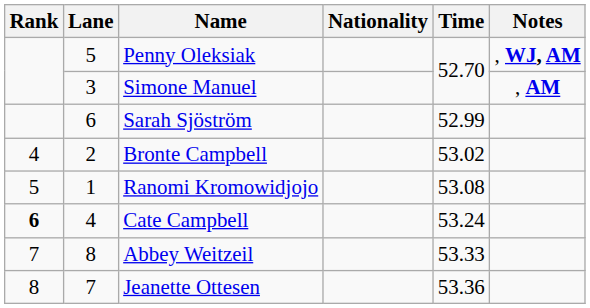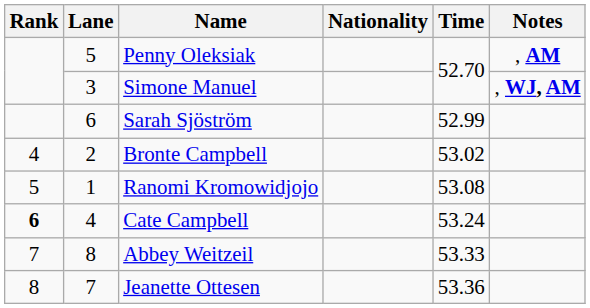(538, 54) , WJ, AM -> (538, 54) , AM
(538, 87) , AM -> (538, 87) , WJ, AM
